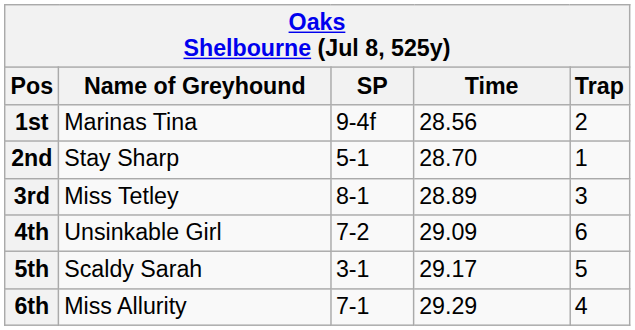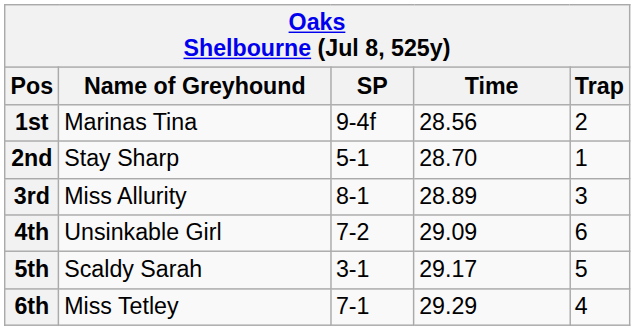(121, 196) Miss Tetley -> (125, 196) Miss Allurity
(125, 306) Miss Allurity -> (121, 306) Miss Tetley
